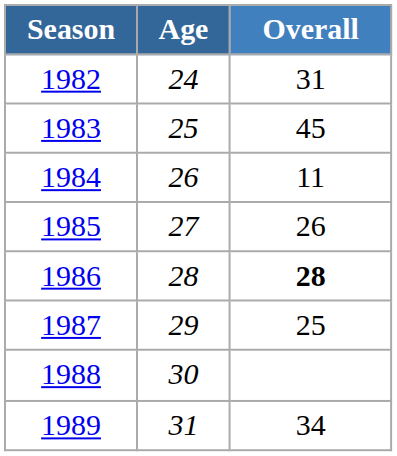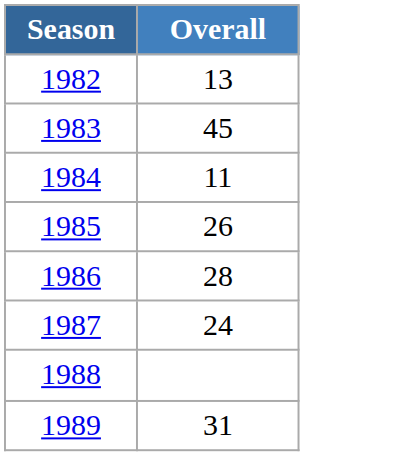- column: (183, 29)
(311, 78) 31 -> (218, 78) 13
(311, 276) bold -> (218, 276) normal
(311, 325) 25 -> (218, 325) 24
(311, 424) 34 -> (218, 424) 31
